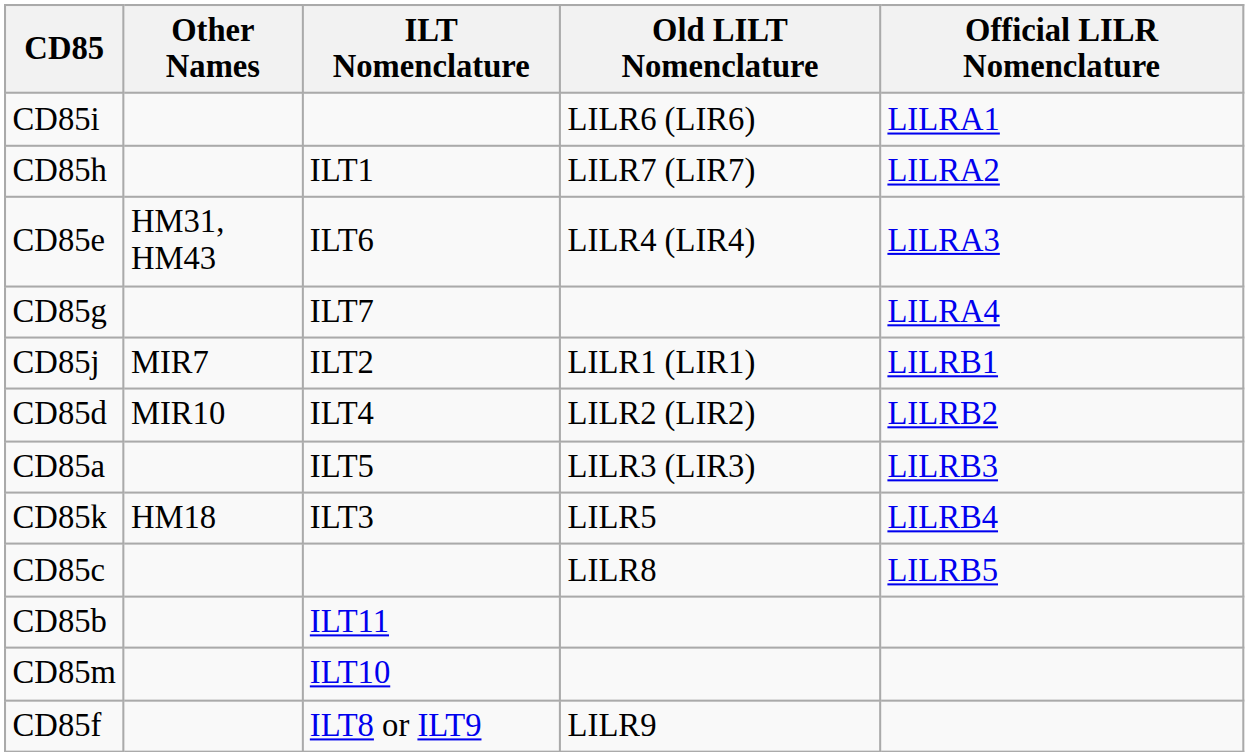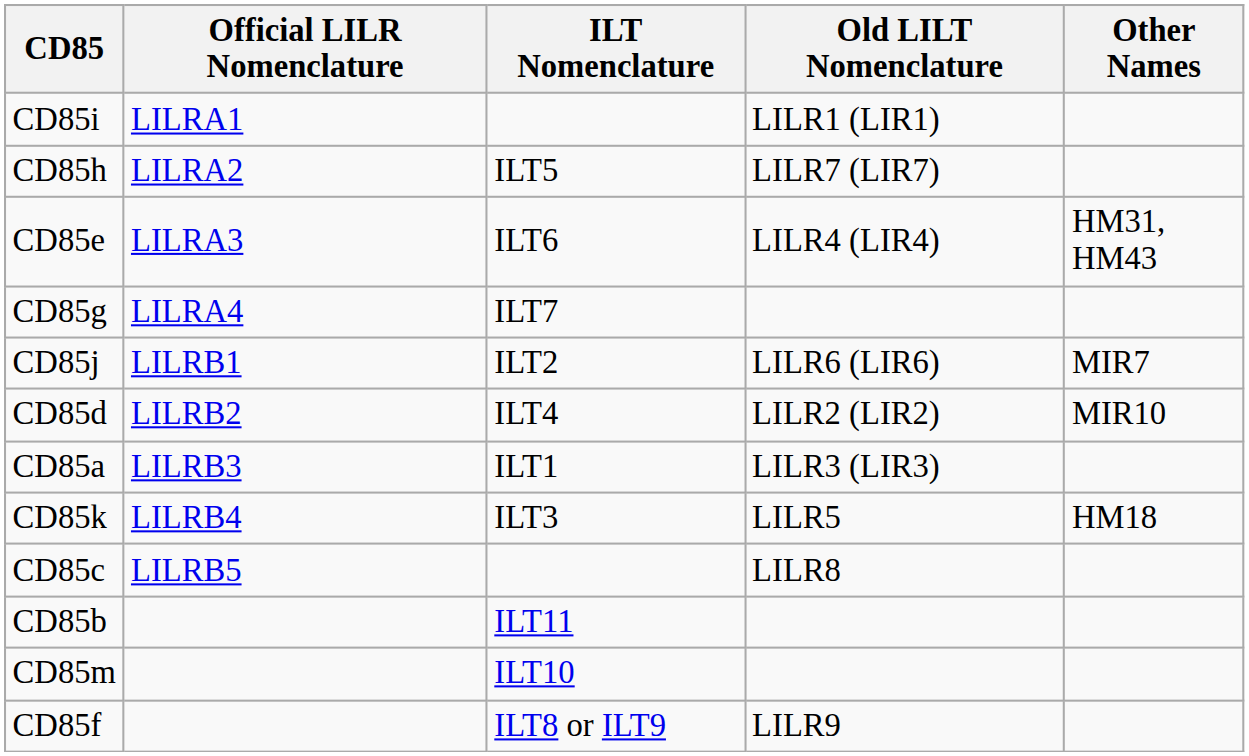columns swapped: (1062, 48) <-> (213, 48)
(661, 118) LILR6 (LIR6) -> (846, 118) LILR1 (LIR1)
(342, 170) ILT1 -> (526, 170) ILT5
(661, 362) LILR1 (LIR1) -> (846, 362) LILR6 (LIR6)
(342, 466) ILT5 -> (526, 466) ILT1
